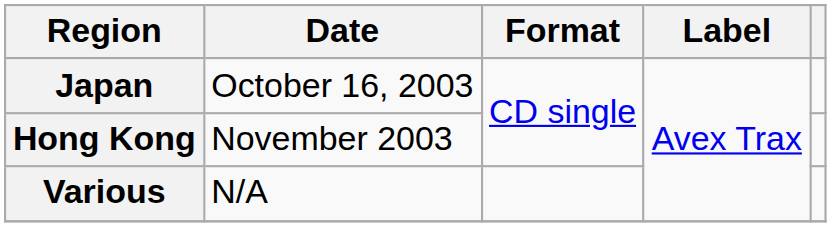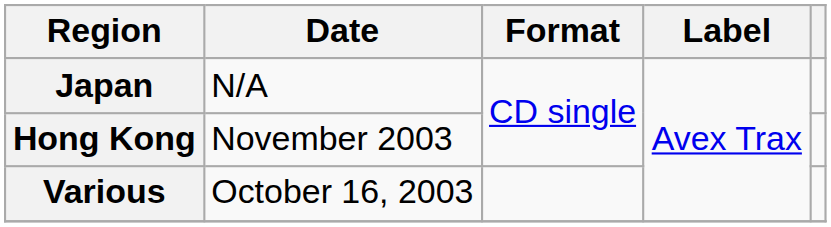(342, 85) October 16, 2003 -> (240, 85) N/A
(240, 192) N/A -> (342, 192) October 16, 2003
